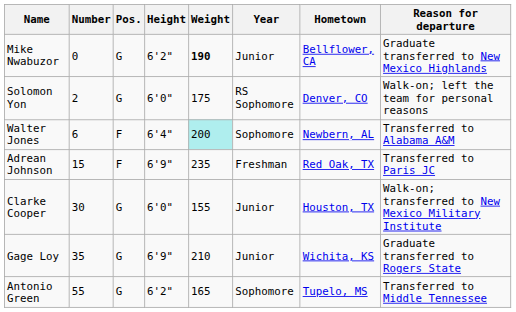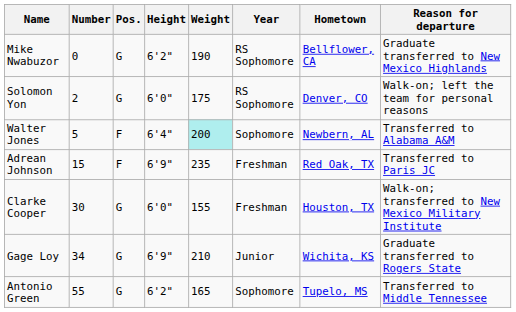(201, 56) bold -> (201, 56) normal
(255, 56) Junior -> (264, 56) RS Sophomore
(75, 134) 6 -> (75, 134) 5
(255, 207) Junior -> (261, 207) Freshman
(78, 256) 35 -> (78, 256) 34
